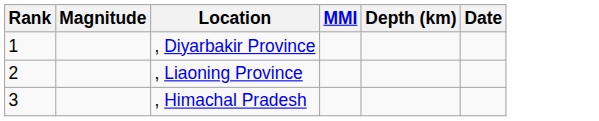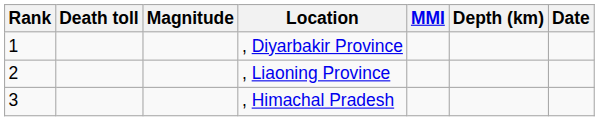+ column: (99, 18)
